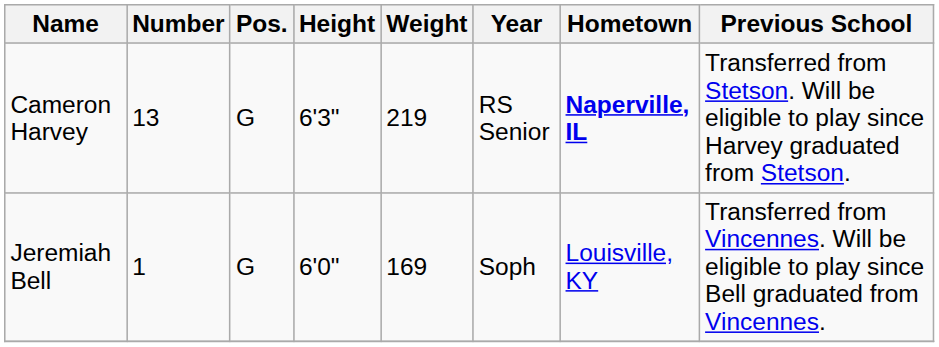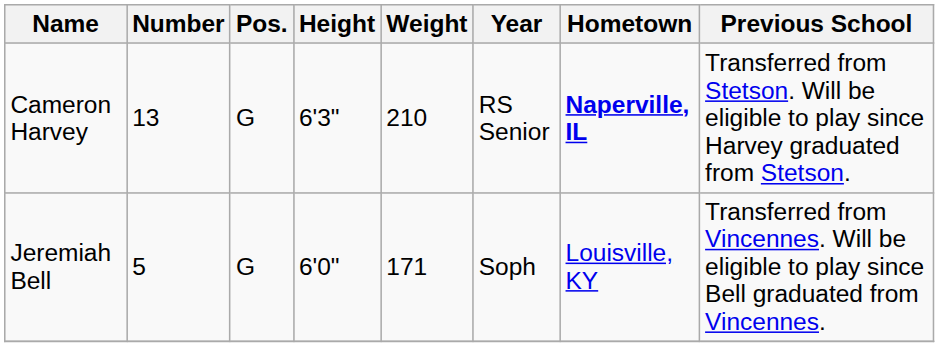(407, 117) 219 -> (407, 117) 210
(139, 266) 1 -> (139, 266) 5
(407, 266) 169 -> (407, 266) 171
